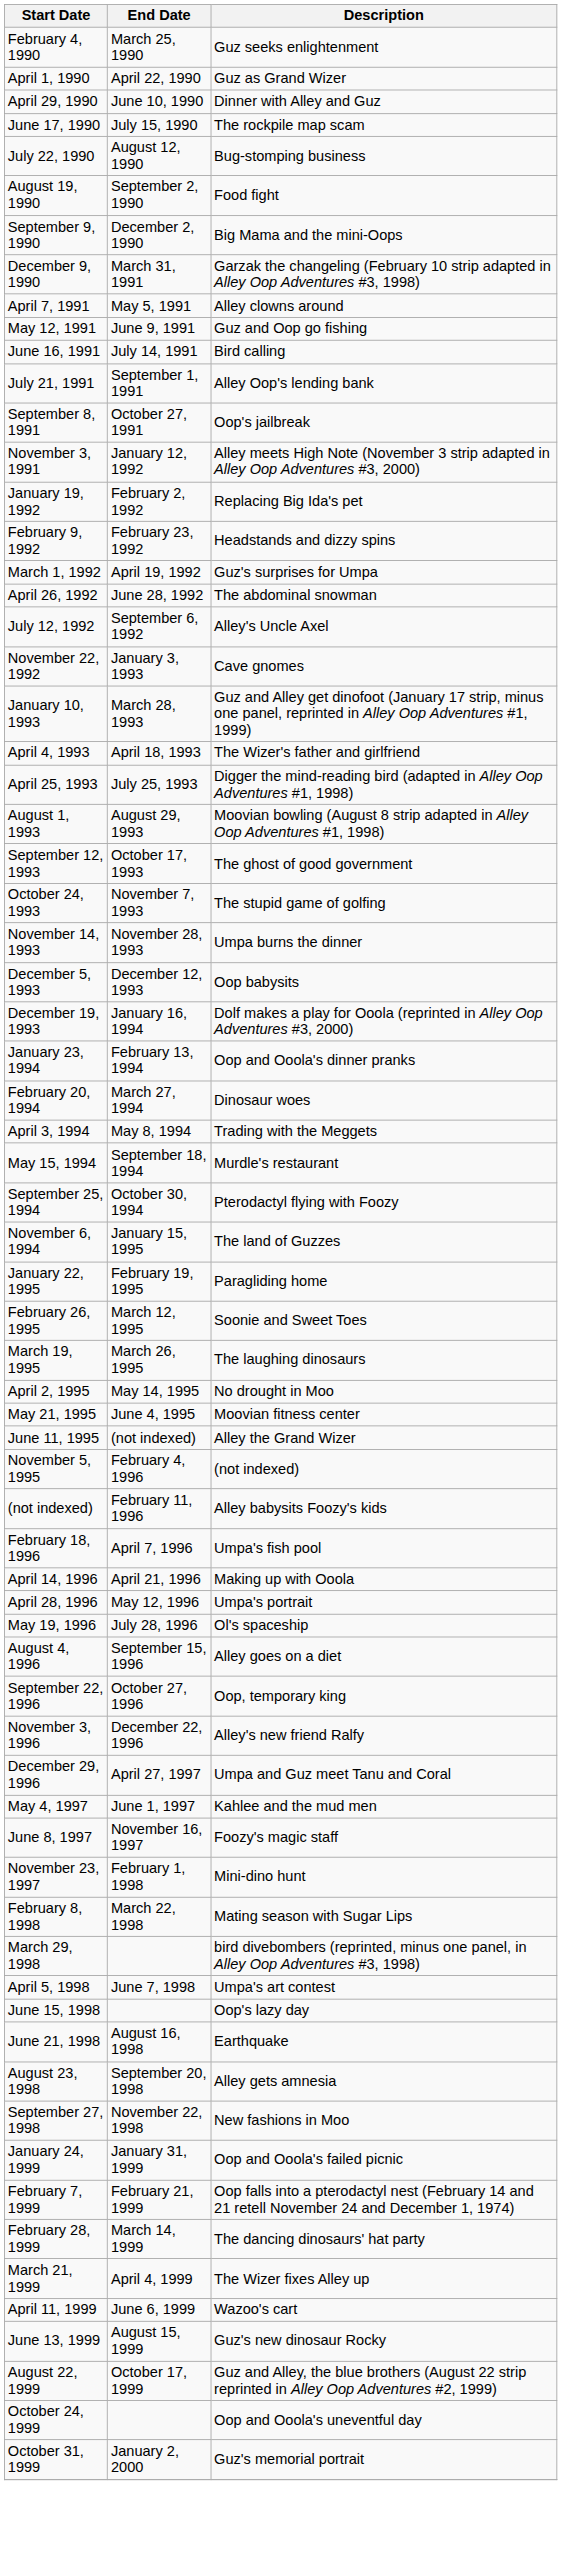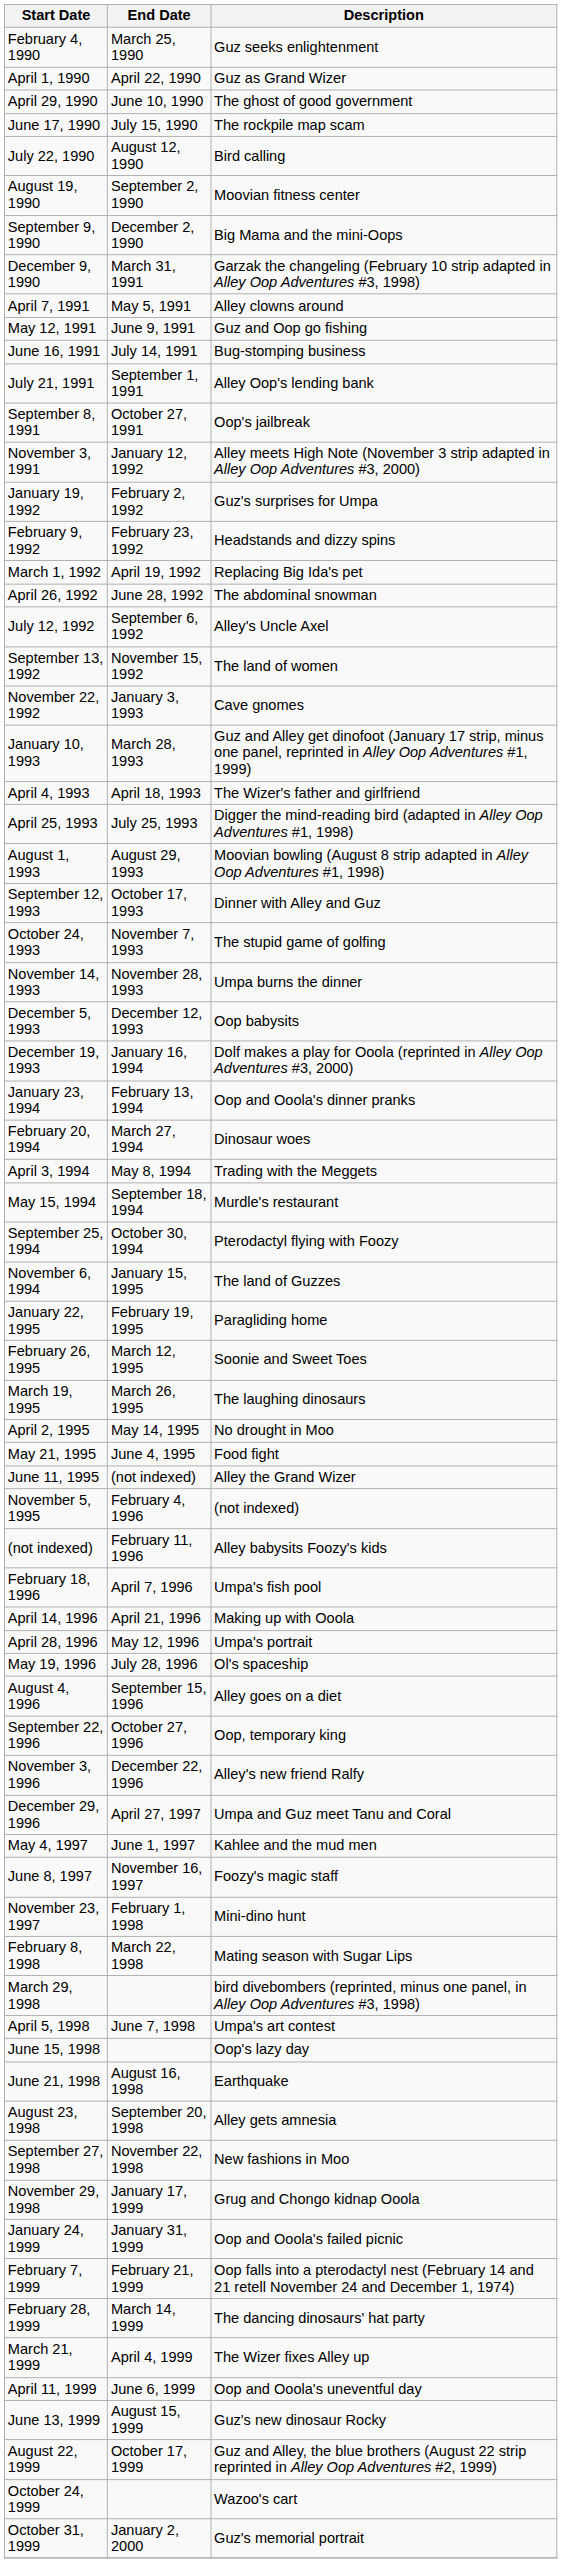(297, 101) Dinner with Alley and Guz -> (313, 101) The ghost of good government
(290, 156) Bug-stomping business -> (250, 156) Bird calling
(246, 195) Food fight -> (287, 195) Moovian fitness center
(250, 351) Bird calling -> (290, 351) Bug-stomping business
(288, 501) Replacing Big Ida's pet -> (296, 501) Guz's surprises for Umpa
(296, 572) Guz's surprises for Umpa -> (288, 572) Replacing Big Ida's pet
+ row: (56, 666)
(313, 863) The ghost of good government -> (297, 903) Dinner with Alley and Guz
(287, 1414) Moovian fitness center -> (246, 1454) Food fight
+ row: (54, 2199)
(256, 2309) Wazoo's cart -> (318, 2388) Oop and Ooola's uneventful day
(318, 2420) Oop and Ooola's uneventful day -> (256, 2499) Wazoo's cart
